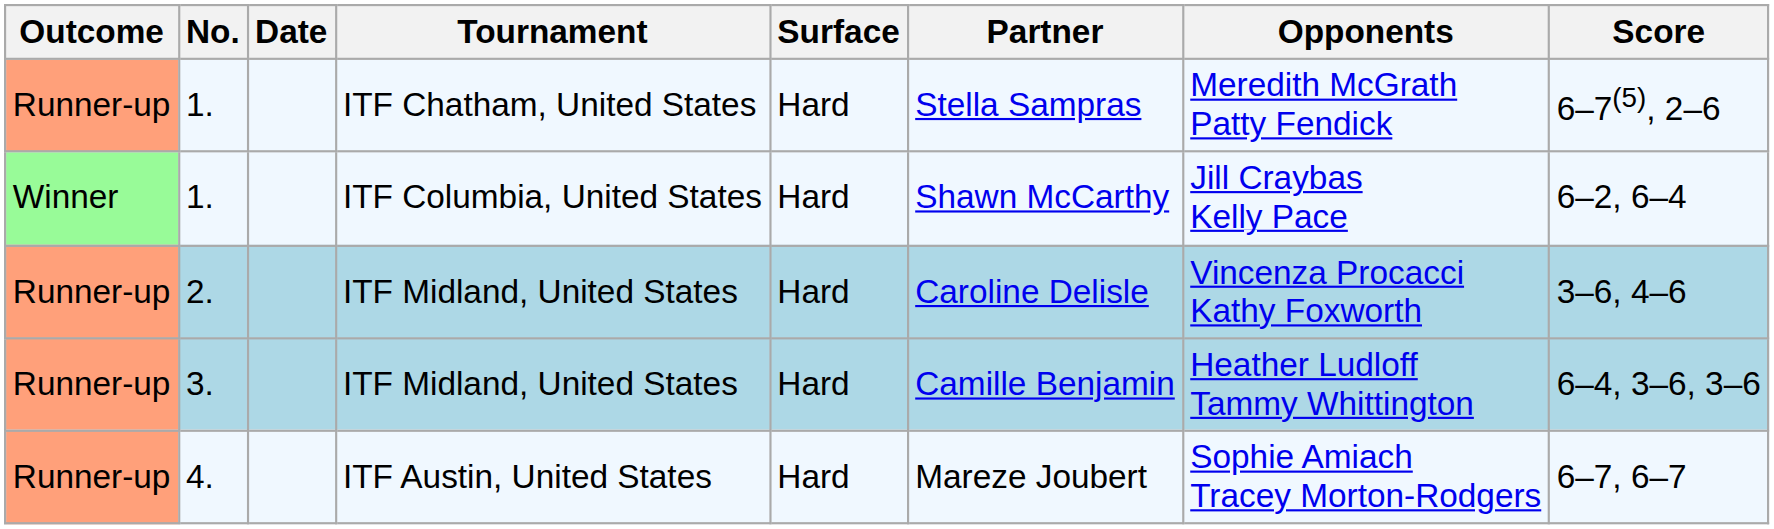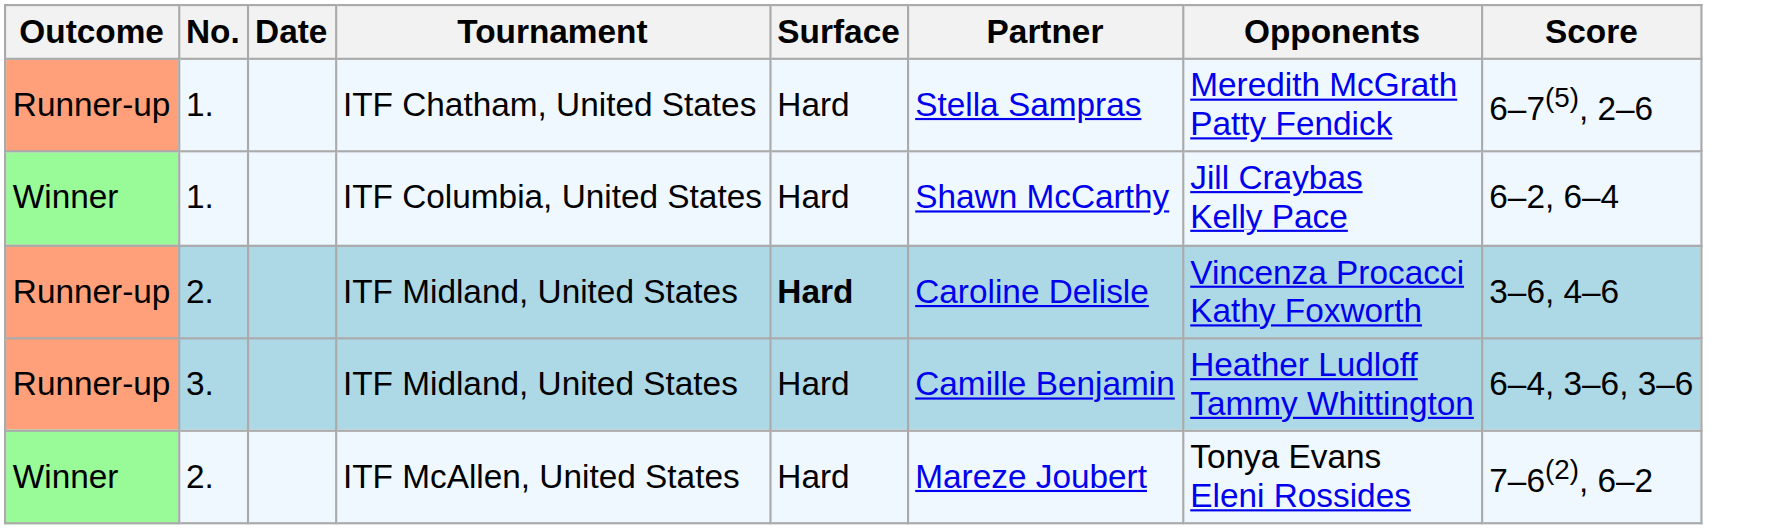(814, 290) normal -> (815, 290) bold
+ row: (200, 476)
- row: (200, 476)
